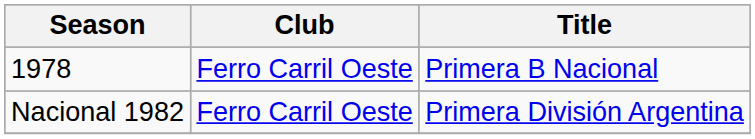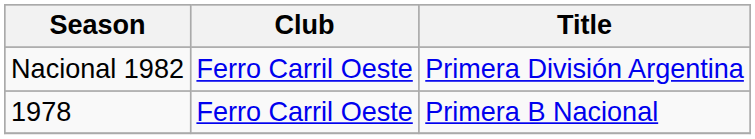rows swapped: (41, 68) <-> (98, 111)
